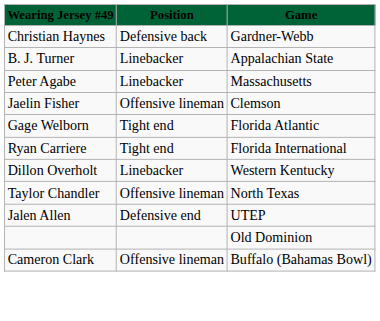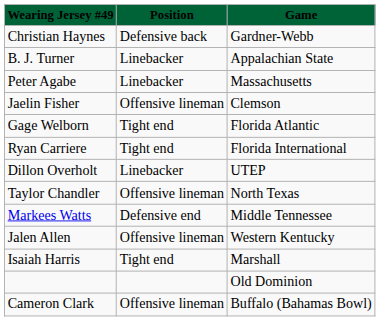(282, 170) Western Kentucky -> (248, 170) UTEP
+ row: (49, 215)
(160, 215) Defensive end -> (172, 237) Offensive lineman
(248, 215) UTEP -> (282, 237) Western Kentucky
+ row: (44, 259)
